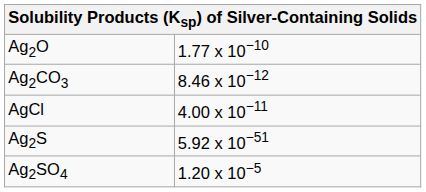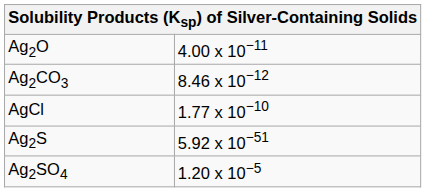(223, 49) 1.77 x 10−10 -> (223, 49) 4.00 x 10−11
(223, 110) 4.00 x 10−11 -> (223, 110) 1.77 x 10−10
